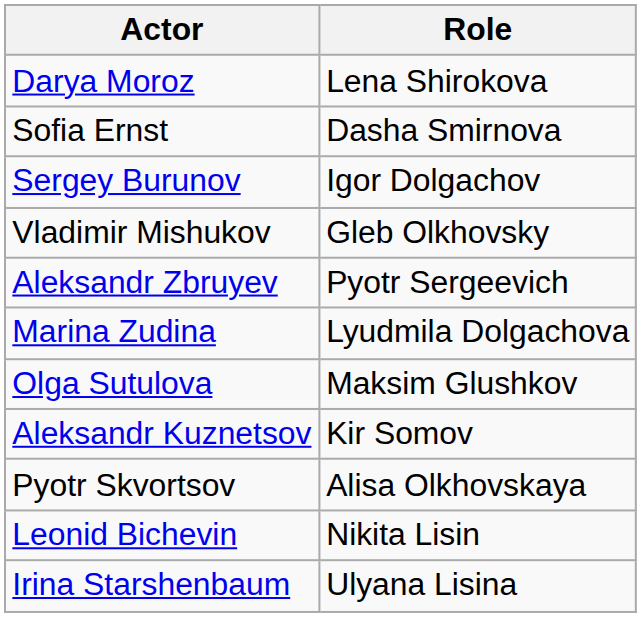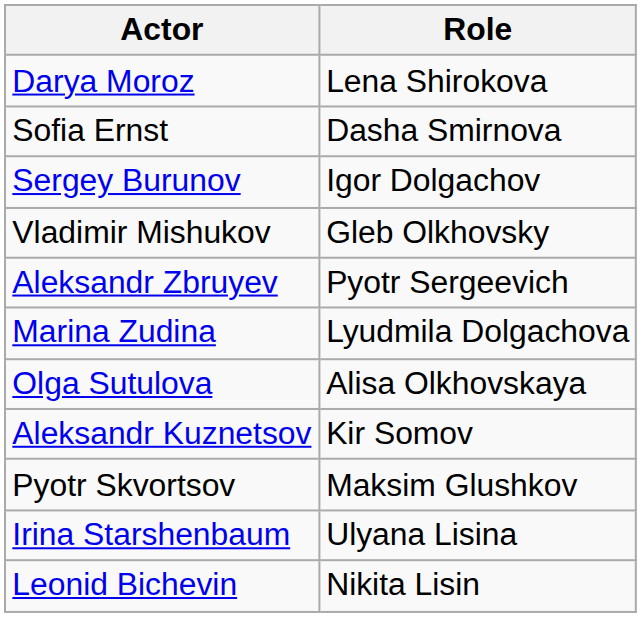(452, 383) Maksim Glushkov -> (456, 383) Alisa Olkhovskaya
(456, 484) Alisa Olkhovskaya -> (452, 484) Maksim Glushkov
rows swapped: (125, 534) <-> (151, 585)
